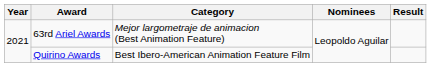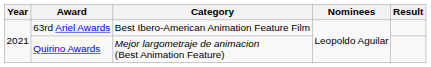(187, 33) Mejor largometraje de animacion (Best Animation Feature) -> (212, 28) Best Ibero-American Animation Feature Film
(212, 54) Best Ibero-American Animation Feature Film -> (187, 49) Mejor largometraje de animacion (Best Animation Feature)
